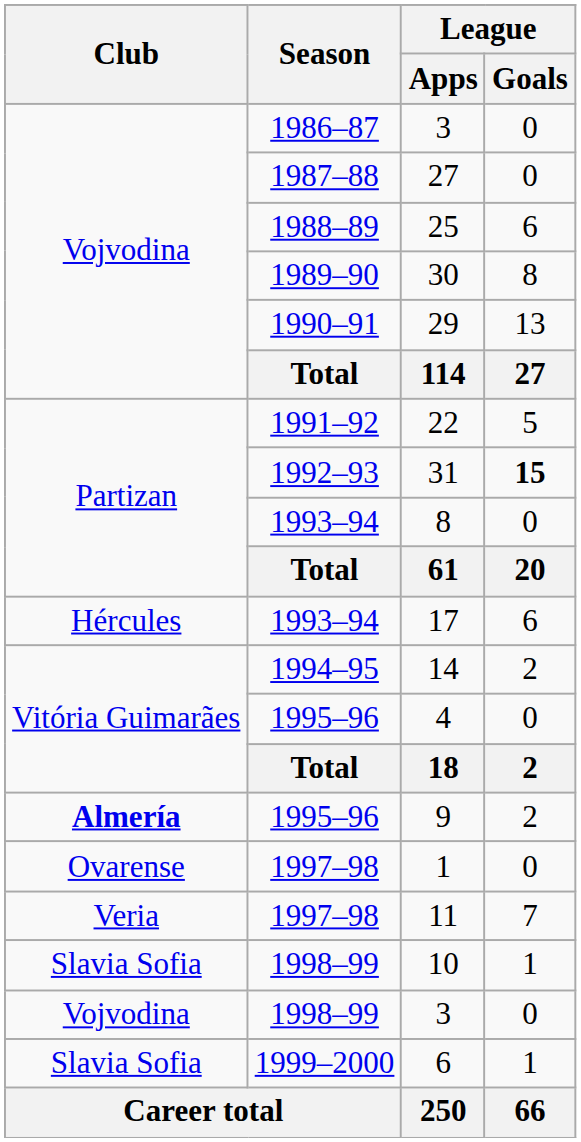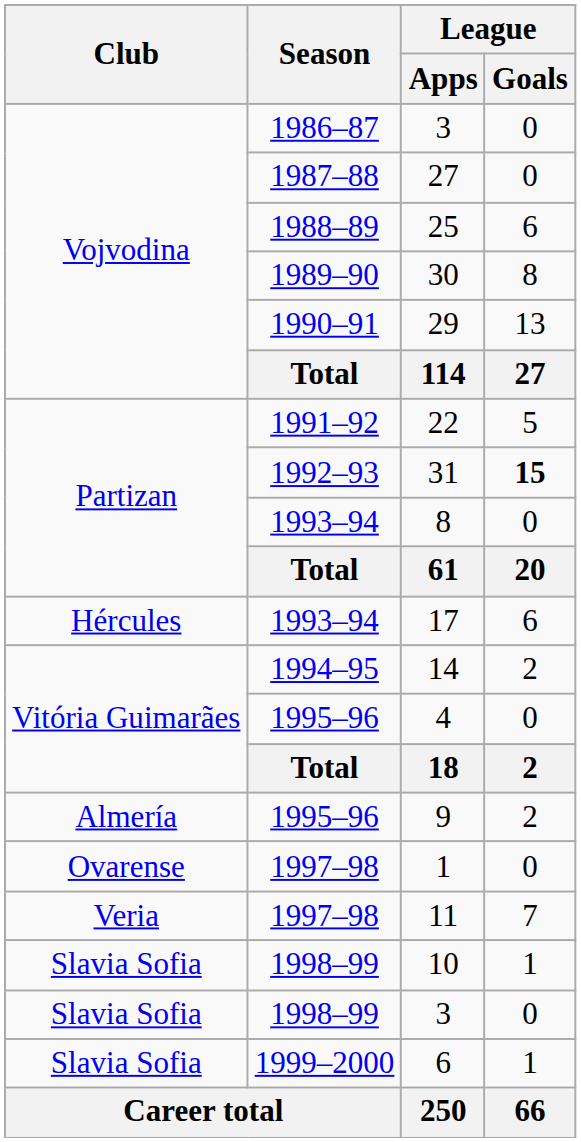(126, 816) bold -> (126, 816) normal
(126, 1013) Vojvodina -> (126, 1013) Slavia Sofia
